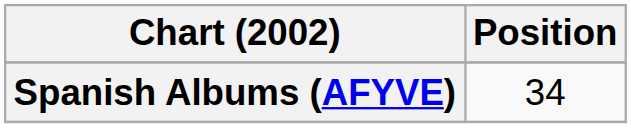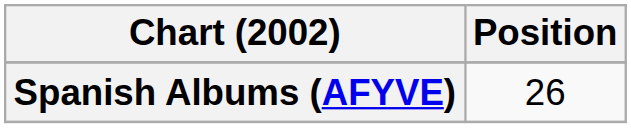(545, 91) 34 -> (545, 91) 26
